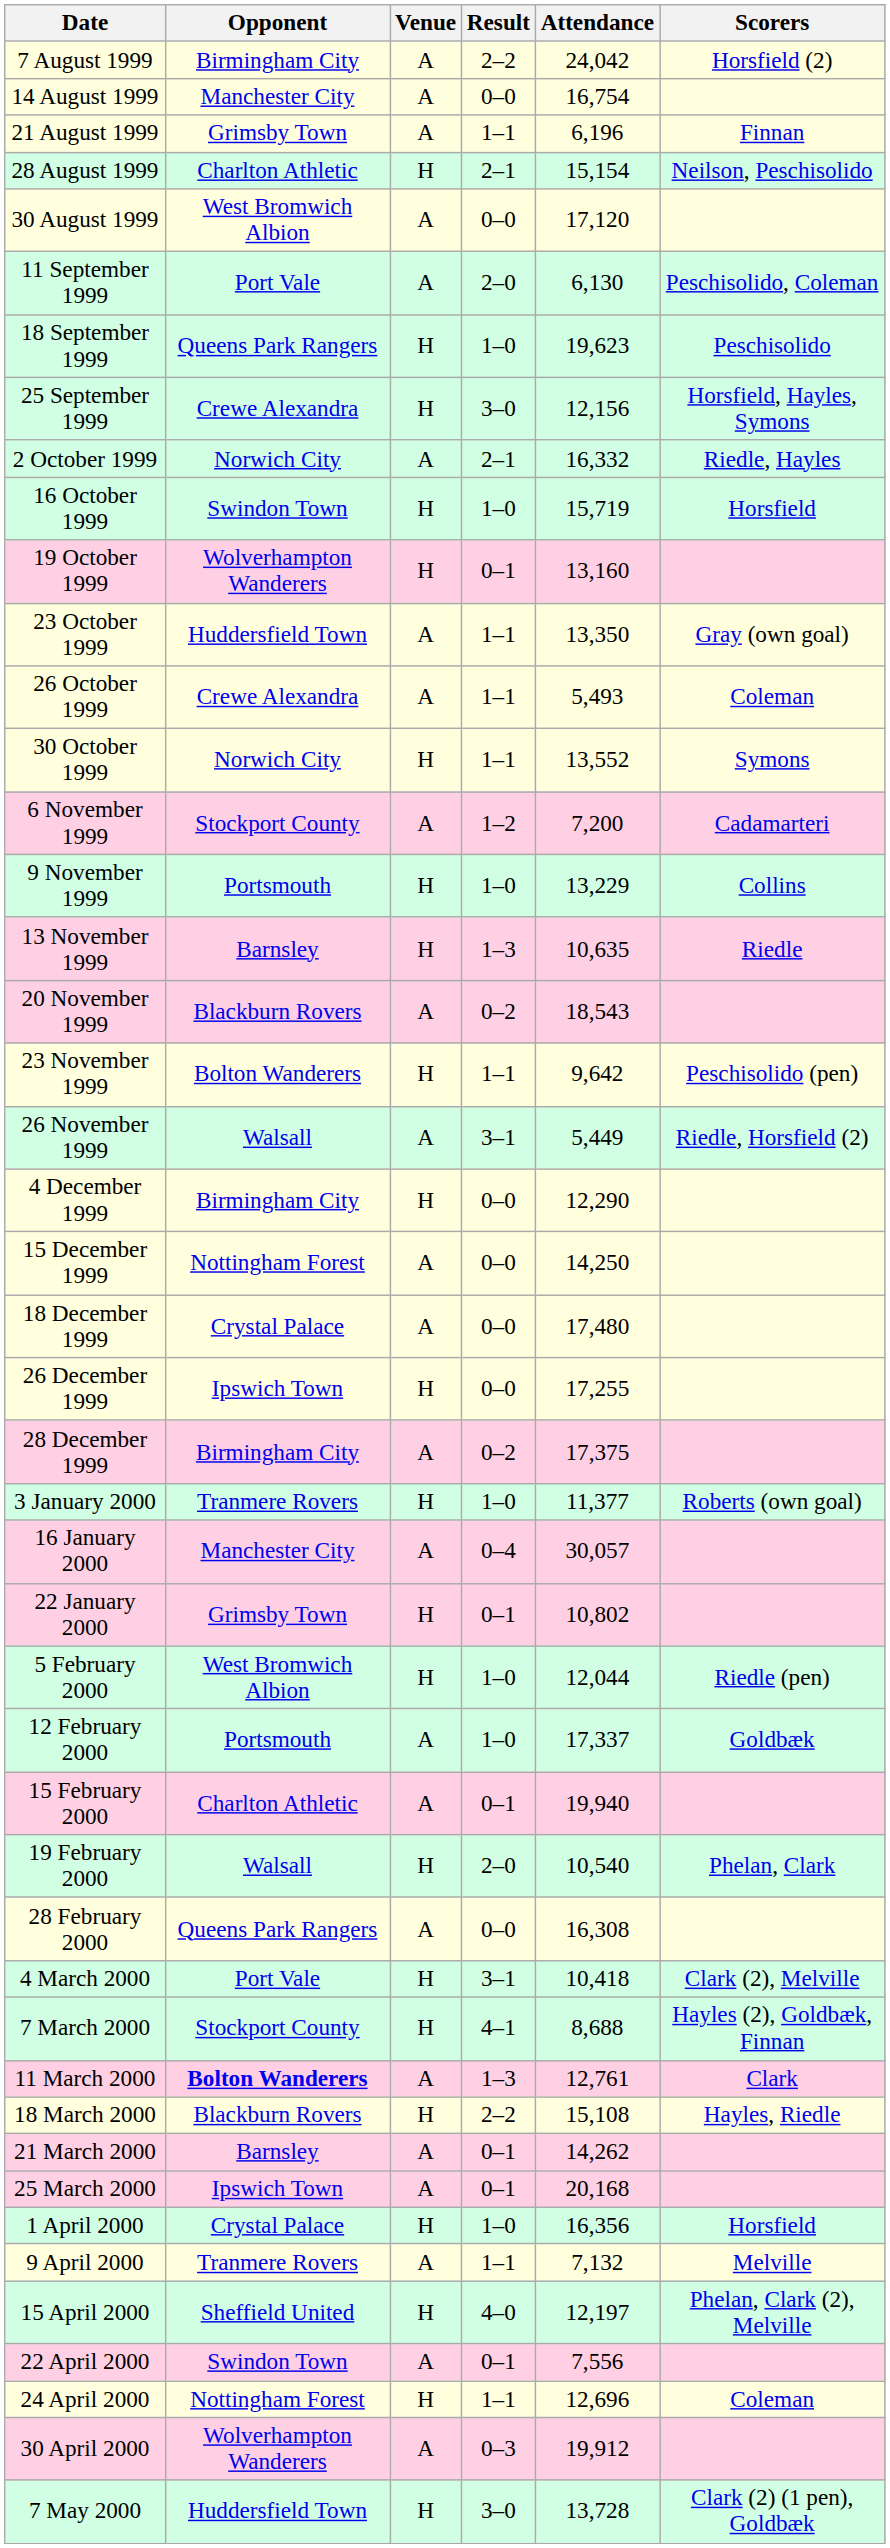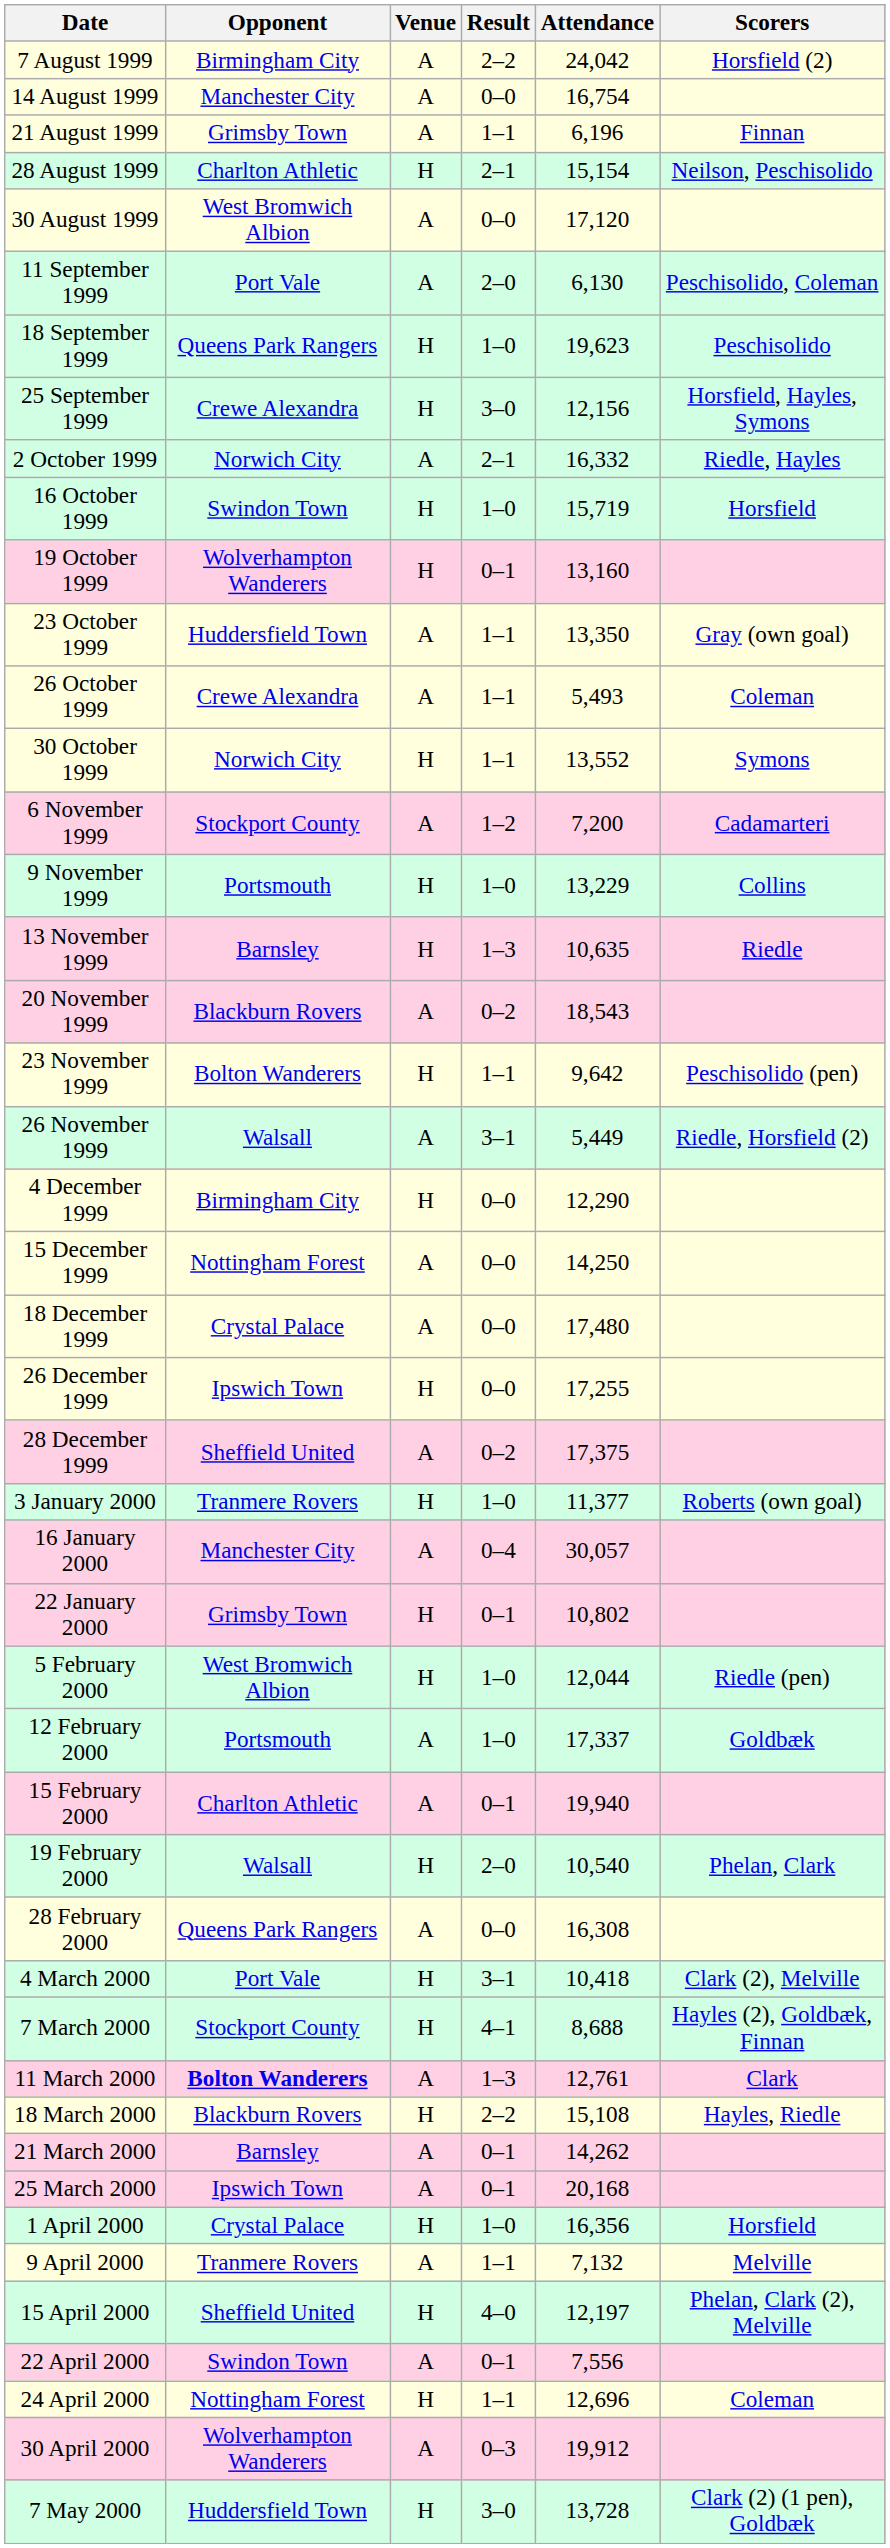(277, 1451) Birmingham City -> (277, 1451) Sheffield United
